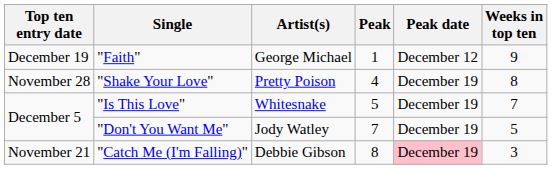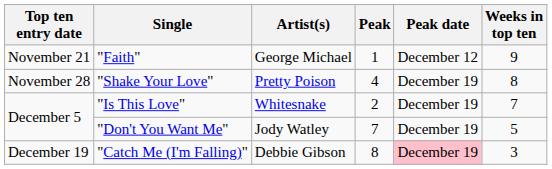(48, 57) December 19 -> (49, 57) November 21
(375, 104) 5 -> (375, 104) 2
(49, 152) November 21 -> (48, 152) December 19
